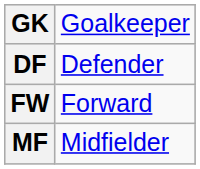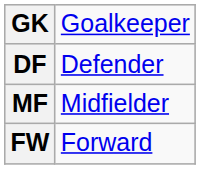rows swapped: (30, 143) <-> (30, 103)
